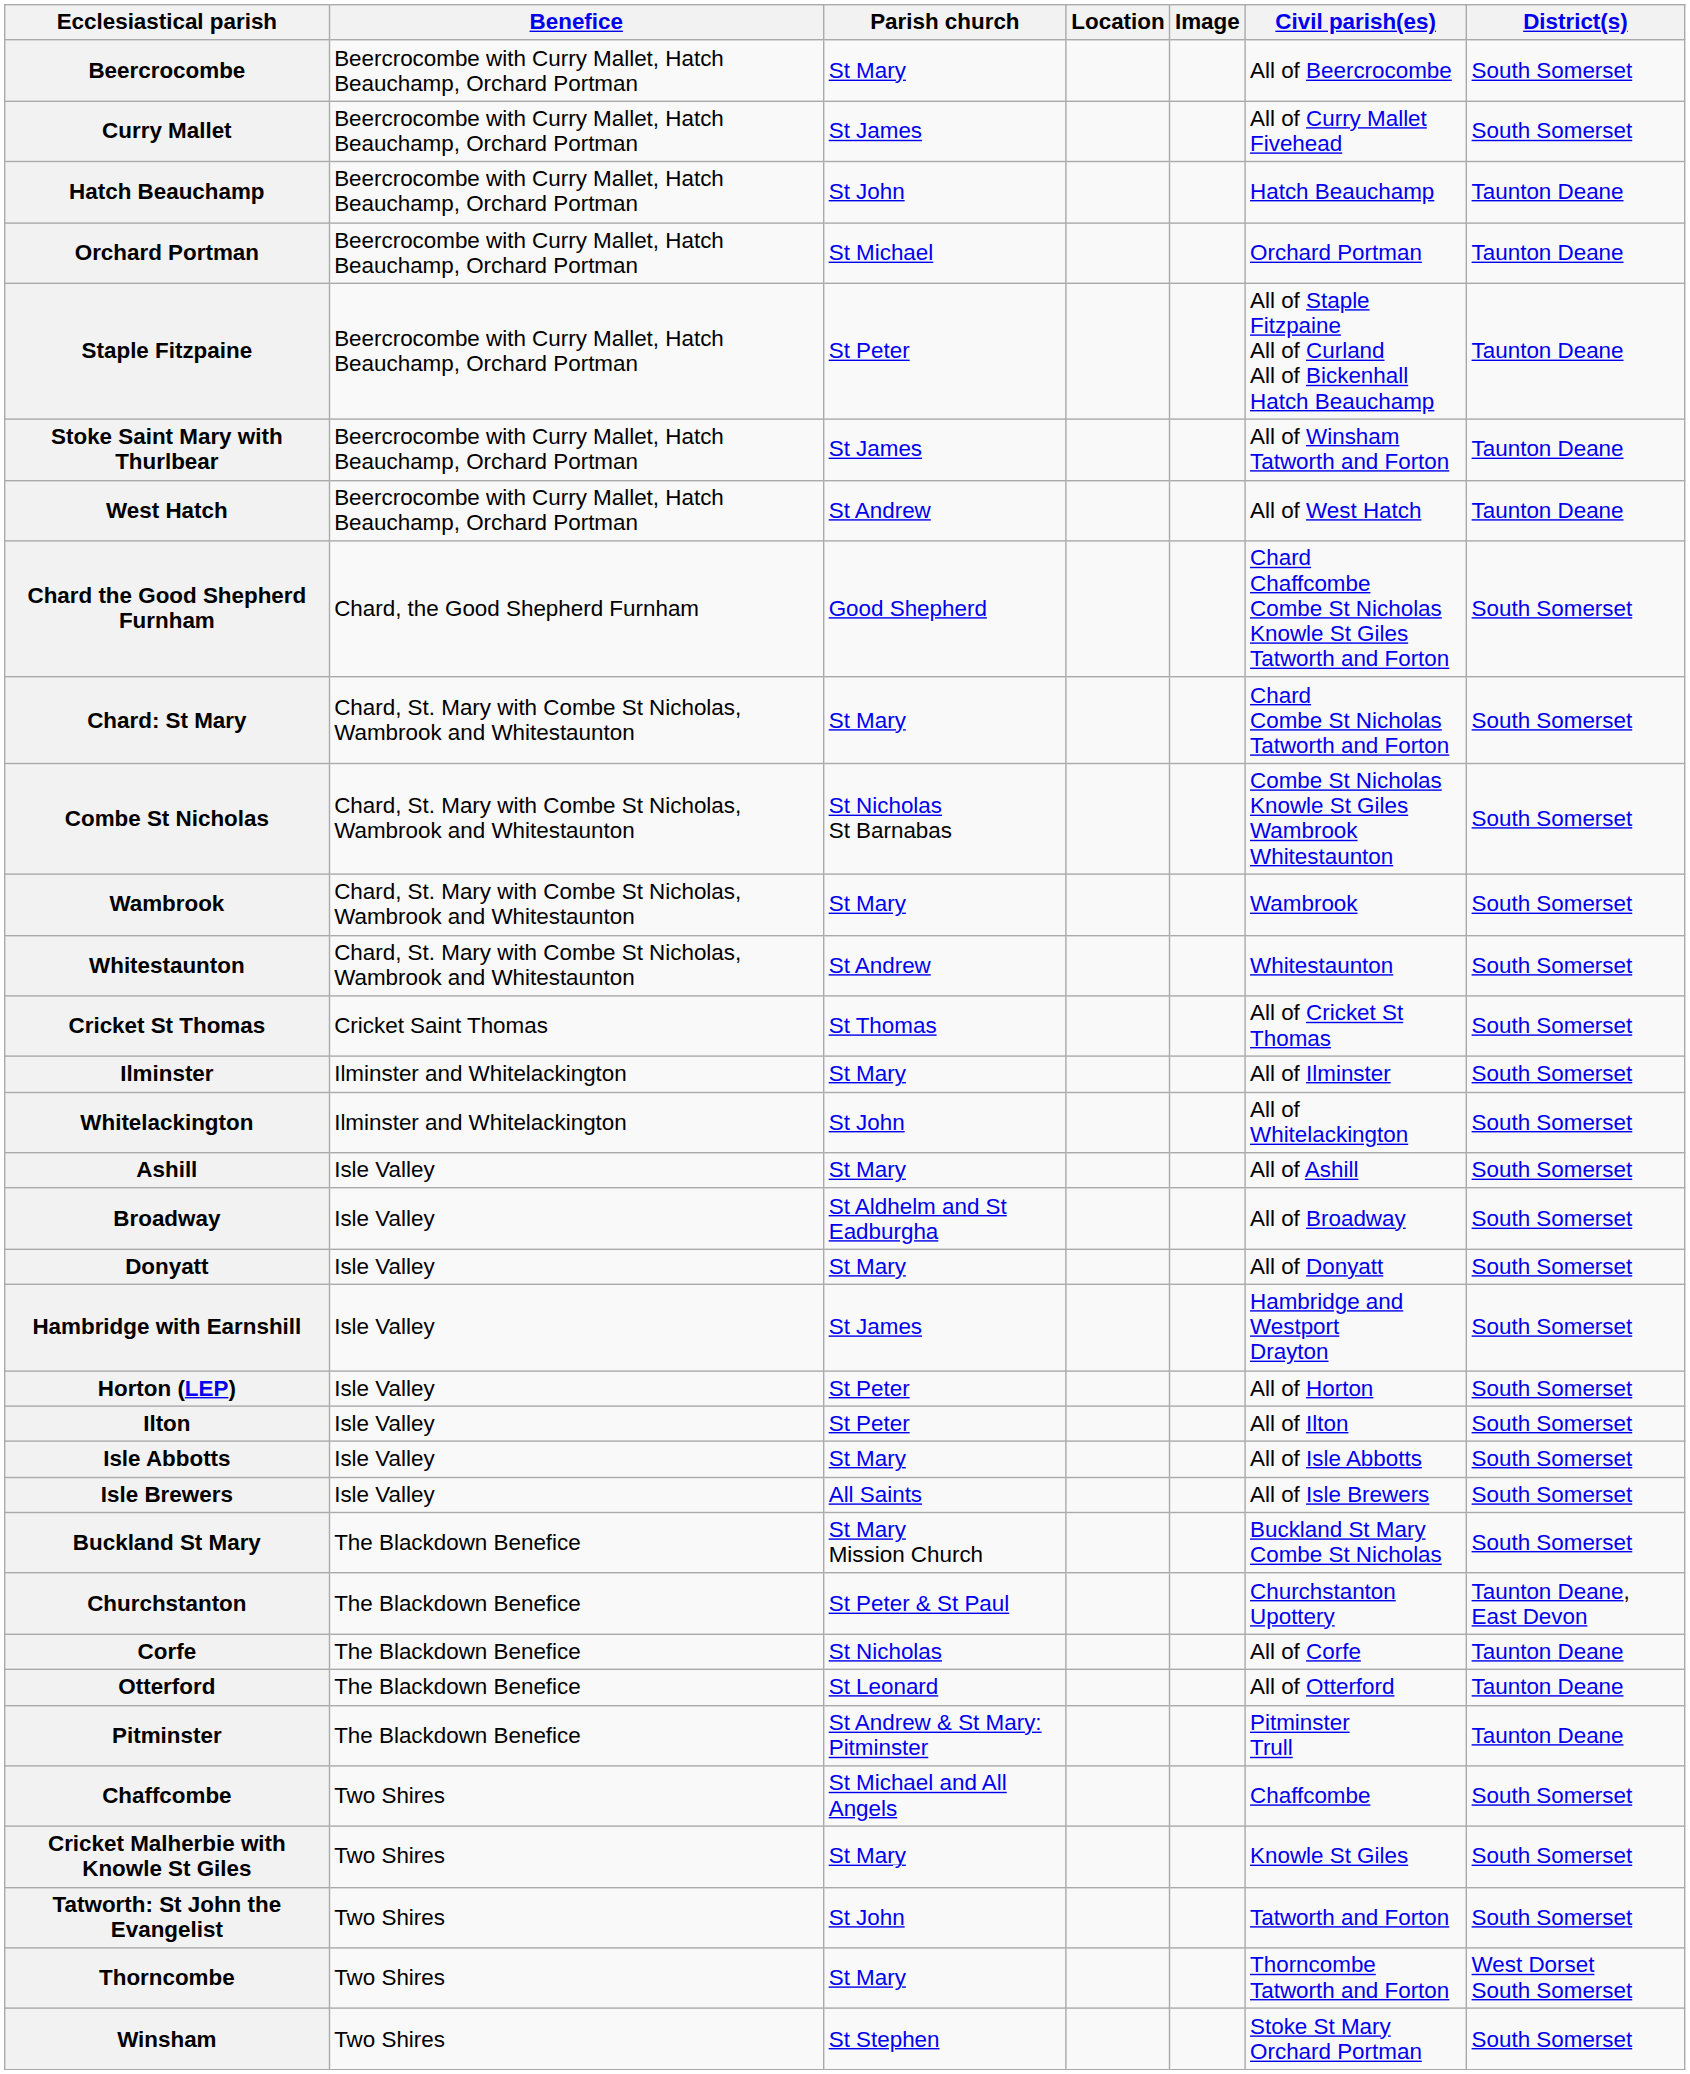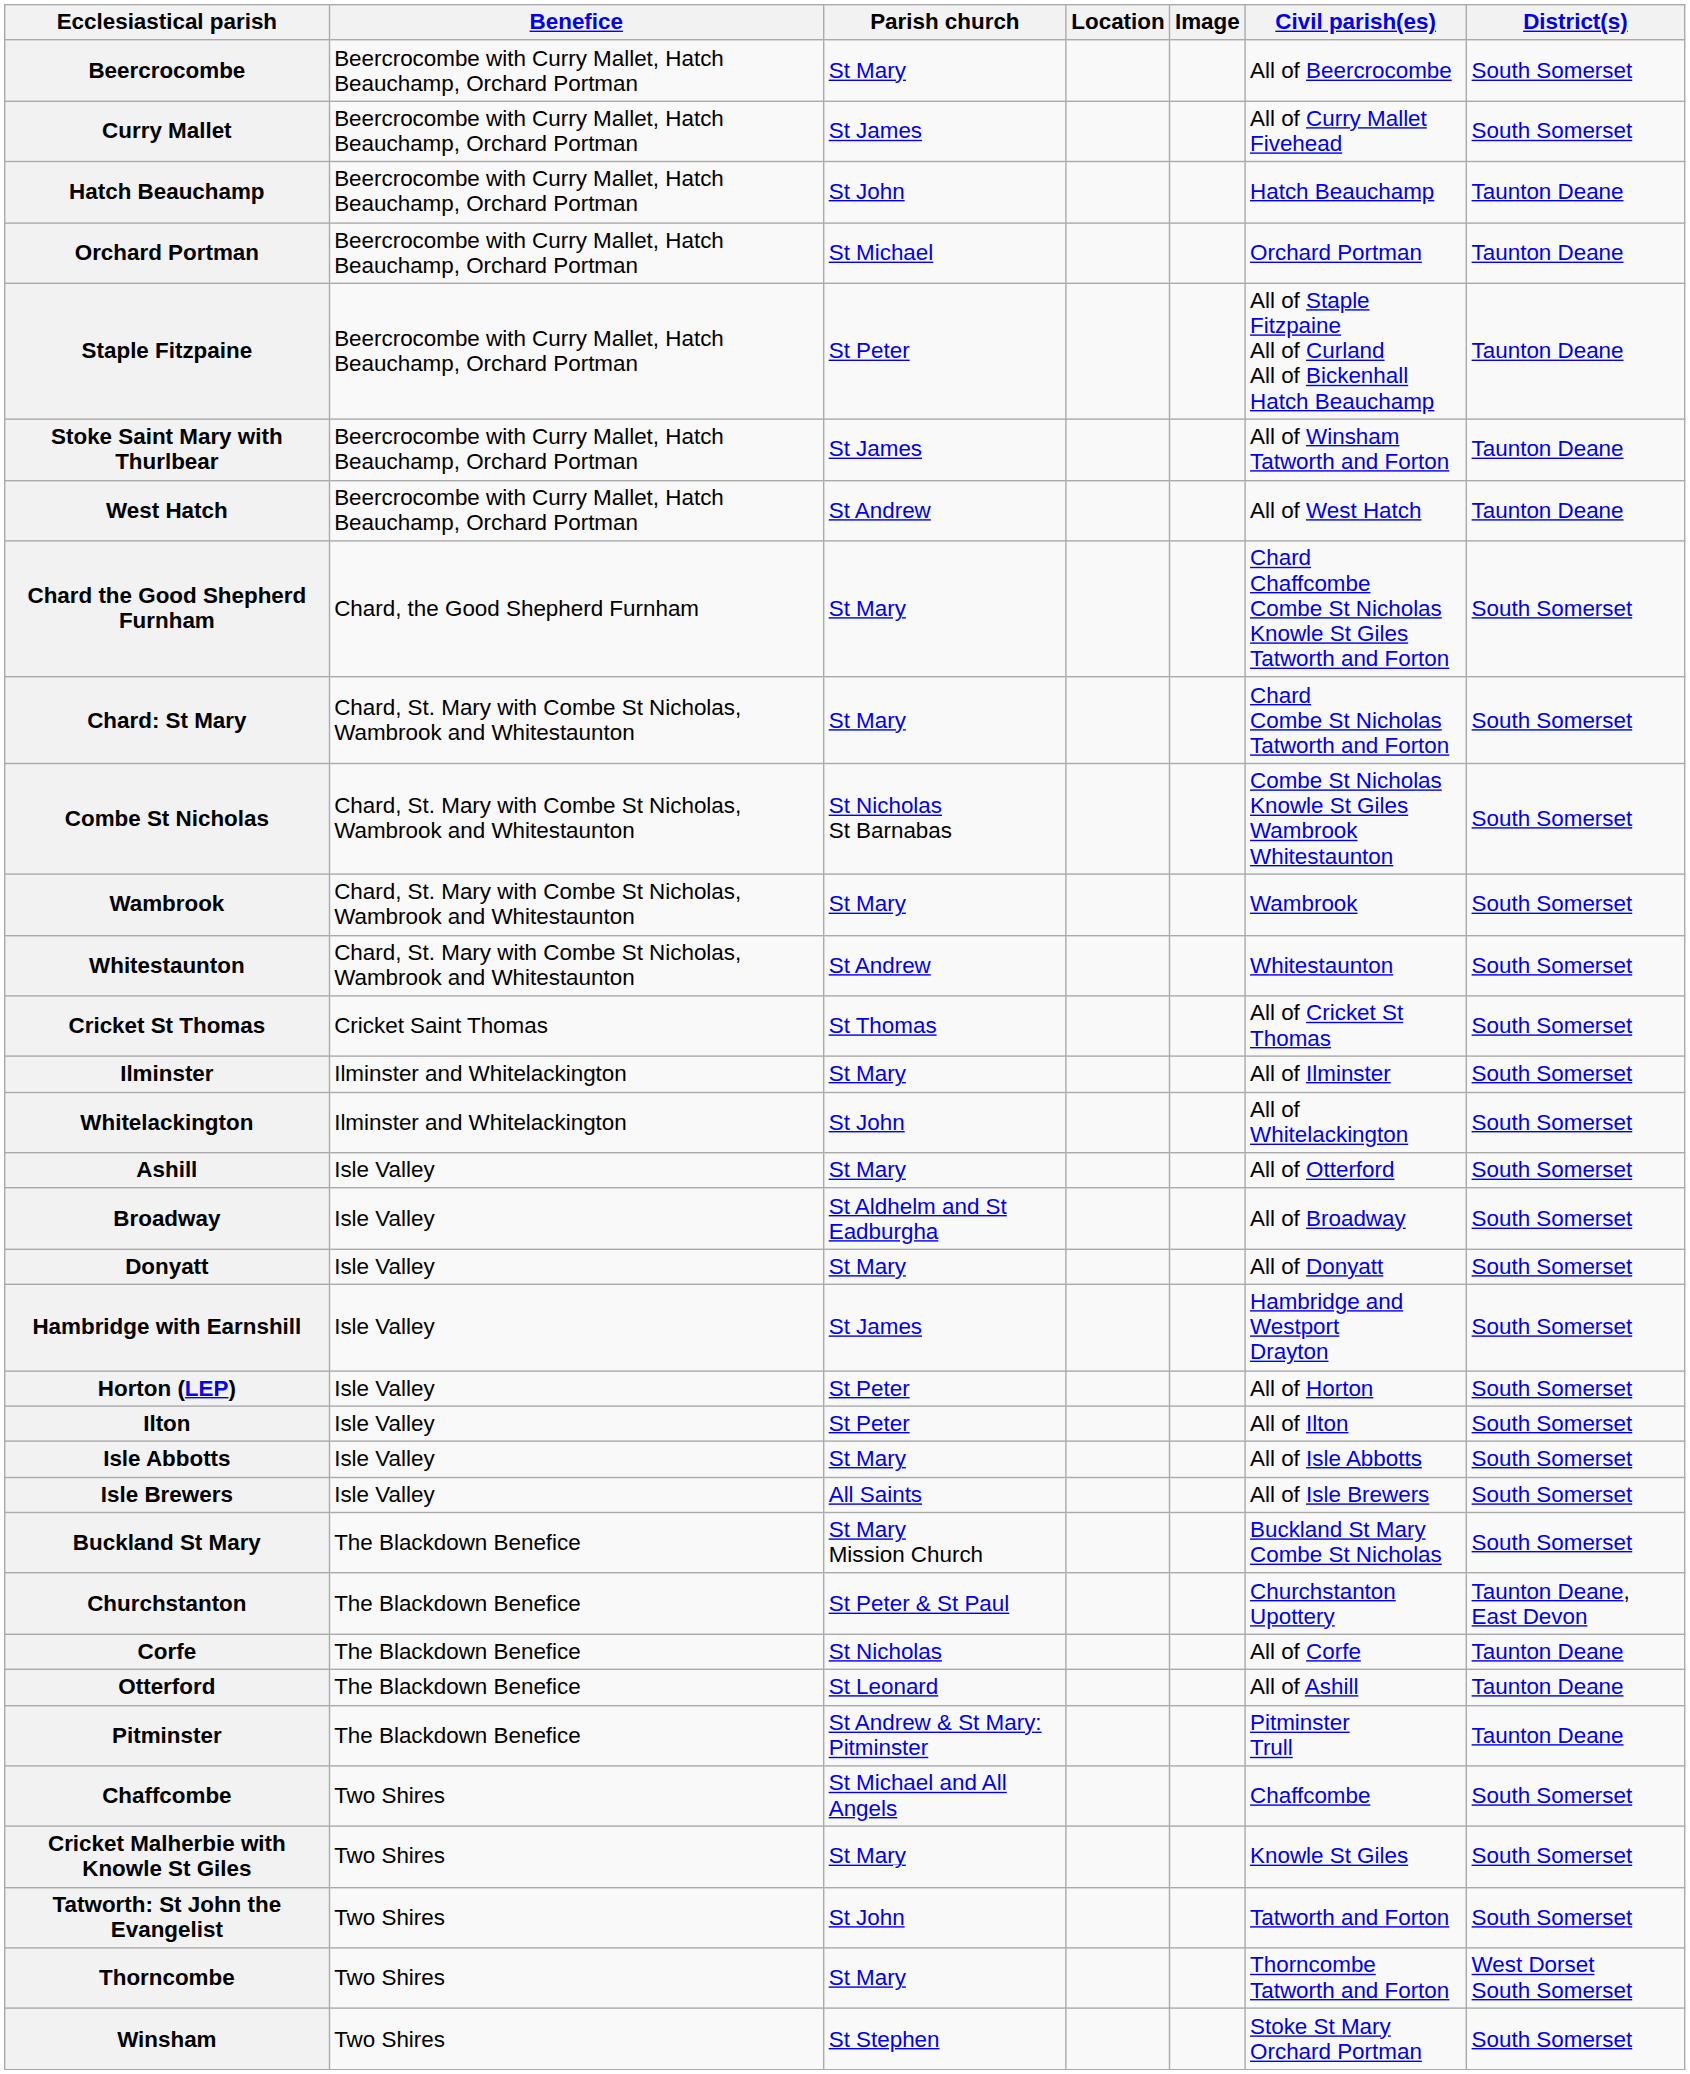(908, 608) Good Shepherd -> (867, 608) St Mary
(1304, 1170) All of Ashill -> (1322, 1170) All of Otterford
(1322, 1687) All of Otterford -> (1304, 1687) All of Ashill
